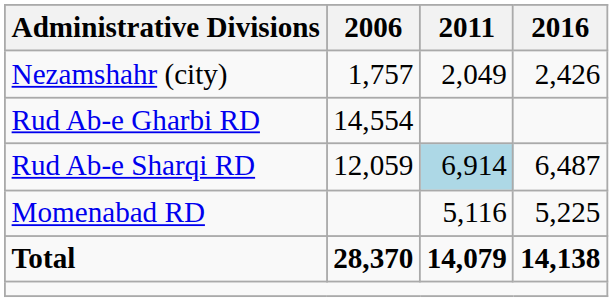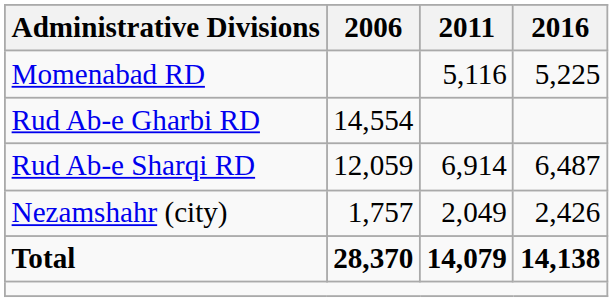rows swapped: (108, 212) <-> (120, 73)
(474, 166) lightblue background -> (474, 166) no background
